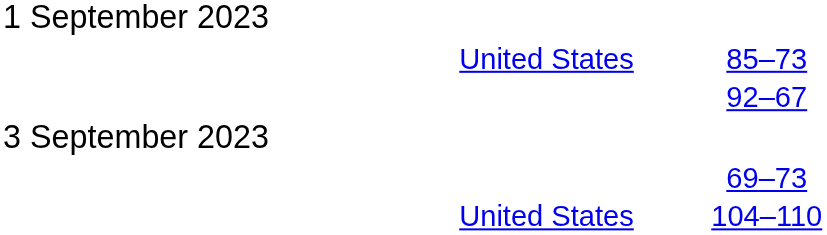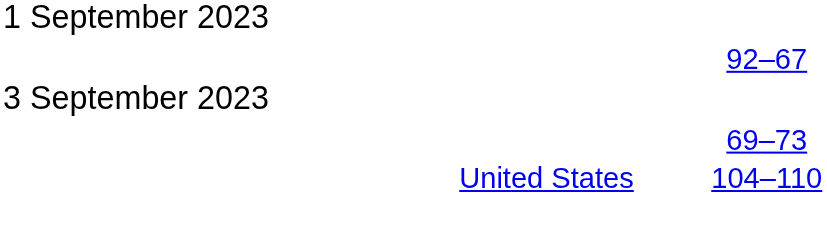- row: (547, 59)
